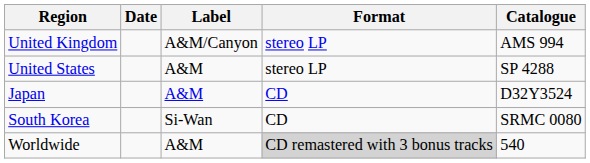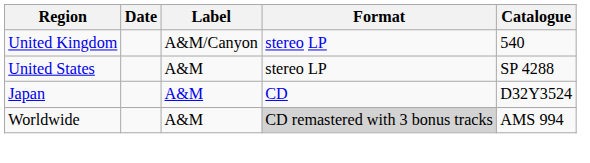(532, 42) AMS 994 -> (512, 42) 540
- row: (49, 119)
(512, 145) 540 -> (532, 119) AMS 994
